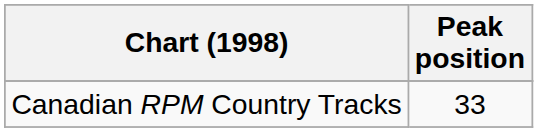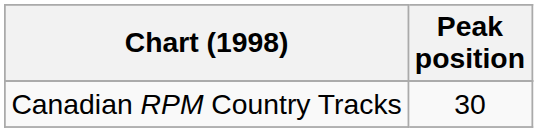(470, 103) 33 -> (470, 103) 30
